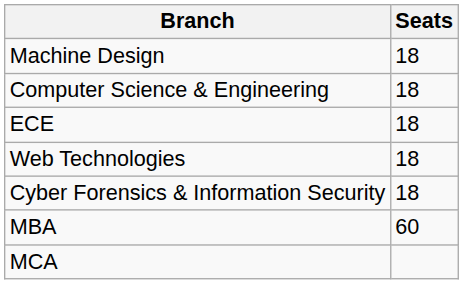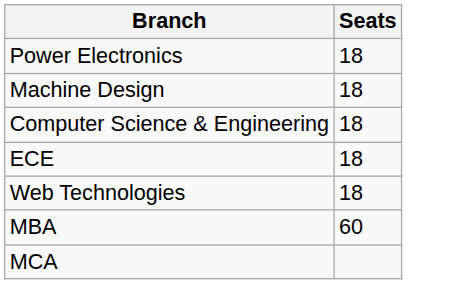+ row: (96, 55)
- row: (198, 192)
